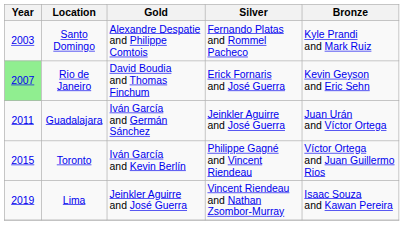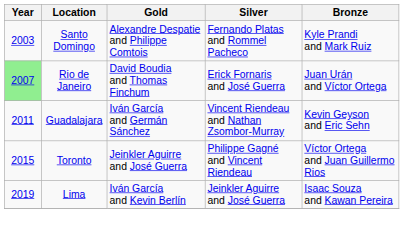(337, 80) Kevin Geyson and Eric Sehn -> (345, 80) Juan Urán and Víctor Ortega
(246, 120) Jeinkler Aguirre and José Guerra -> (248, 120) Vincent Riendeau and Nathan Zsombor-Murray
(345, 120) Juan Urán and Víctor Ortega -> (337, 120) Kevin Geyson and Eric Sehn
(148, 160) Iván García and Kevin Berlín -> (148, 160) Jeinkler Aguirre and José Guerra
(148, 200) Jeinkler Aguirre and José Guerra -> (148, 194) Iván García and Kevin Berlín
(248, 200) Vincent Riendeau and Nathan Zsombor-Murray -> (246, 194) Jeinkler Aguirre and José Guerra
